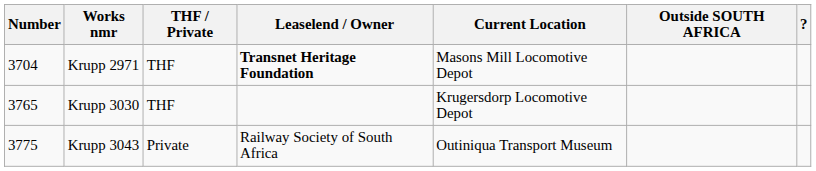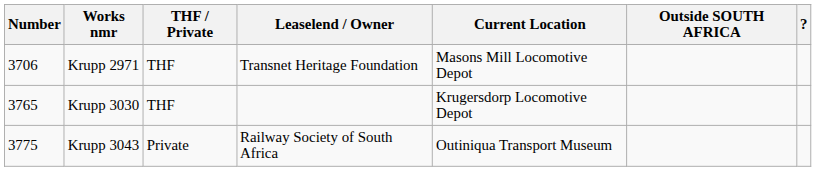(23, 65) 3704 -> (23, 65) 3706
(298, 65) bold -> (329, 65) normal
